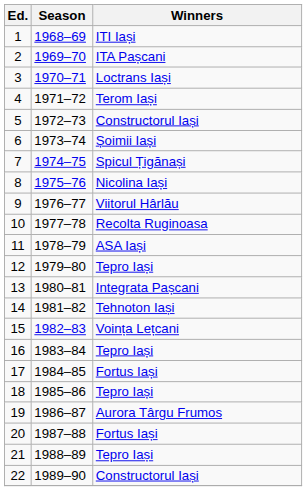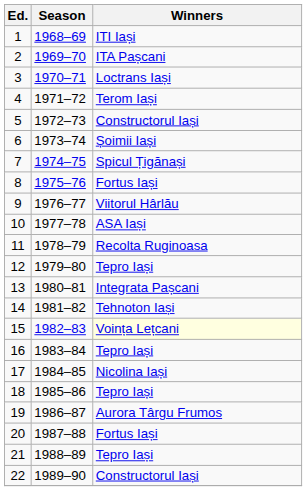(131, 183) Nicolina Iași -> (127, 183) Fortus Iași
(152, 225) Recolta Ruginoasa -> (121, 225) ASA Iași
(121, 246) ASA Iași -> (152, 246) Recolta Ruginoasa
(137, 329) no background -> (137, 329) lightyellow background
(127, 371) Fortus Iași -> (131, 371) Nicolina Iași
